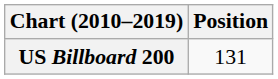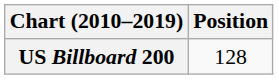(231, 56) 131 -> (231, 56) 128
